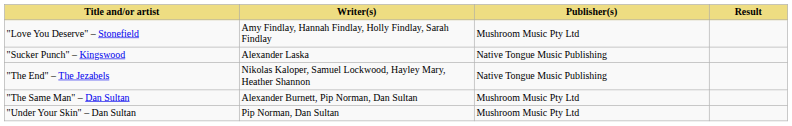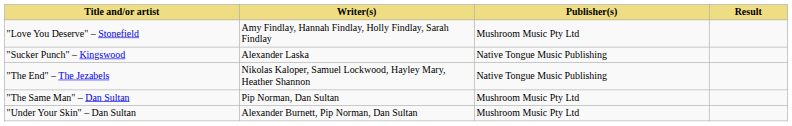(330, 97) Alexander Burnett, Pip Norman, Dan Sultan -> (290, 97) Pip Norman, Dan Sultan
(290, 113) Pip Norman, Dan Sultan -> (330, 113) Alexander Burnett, Pip Norman, Dan Sultan
